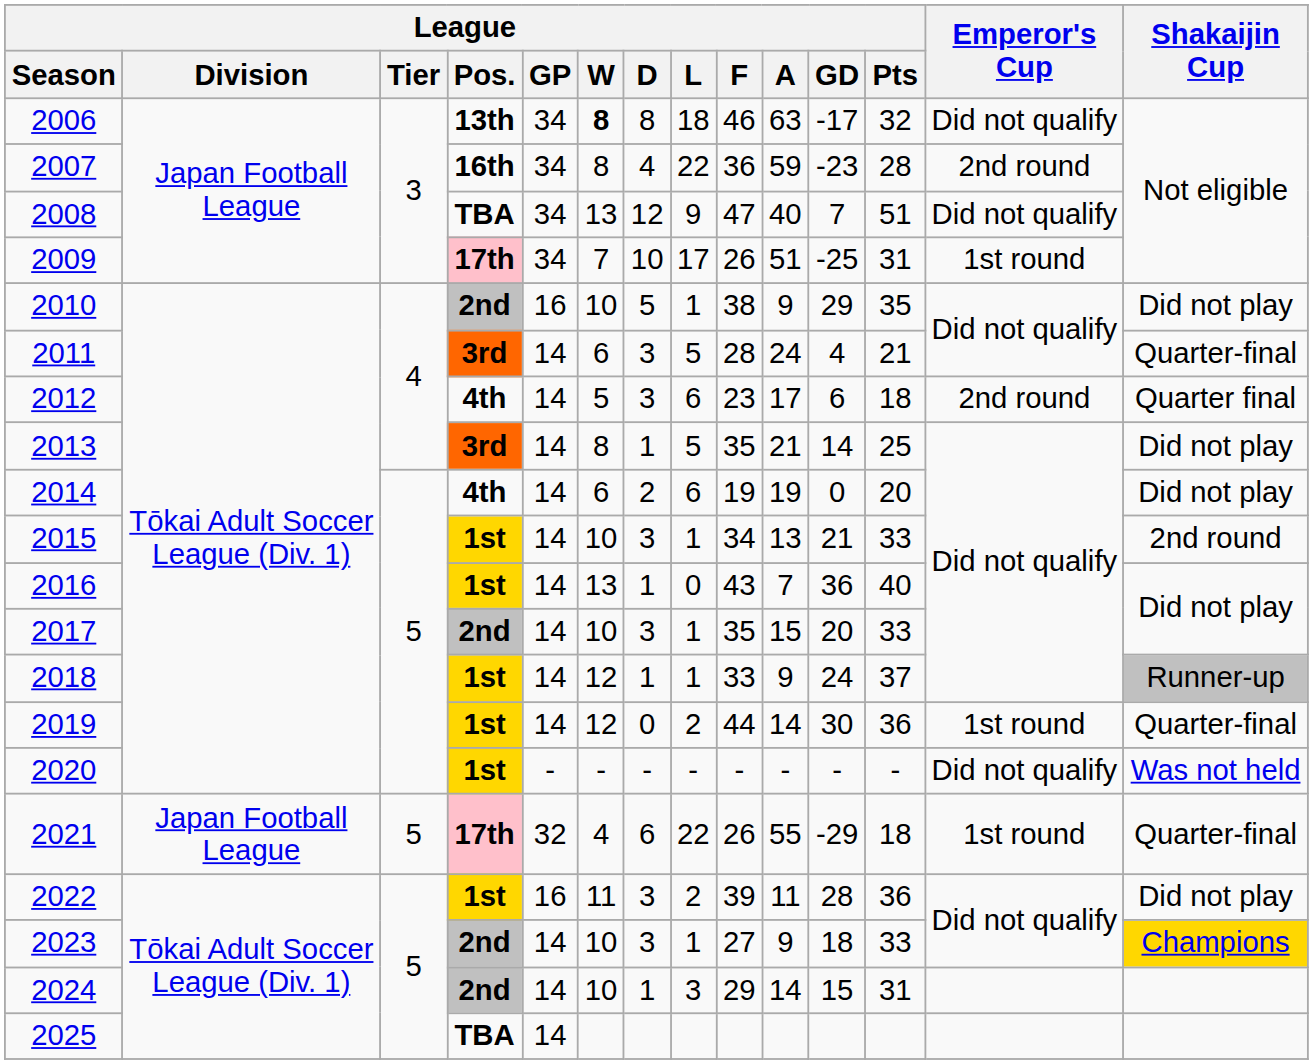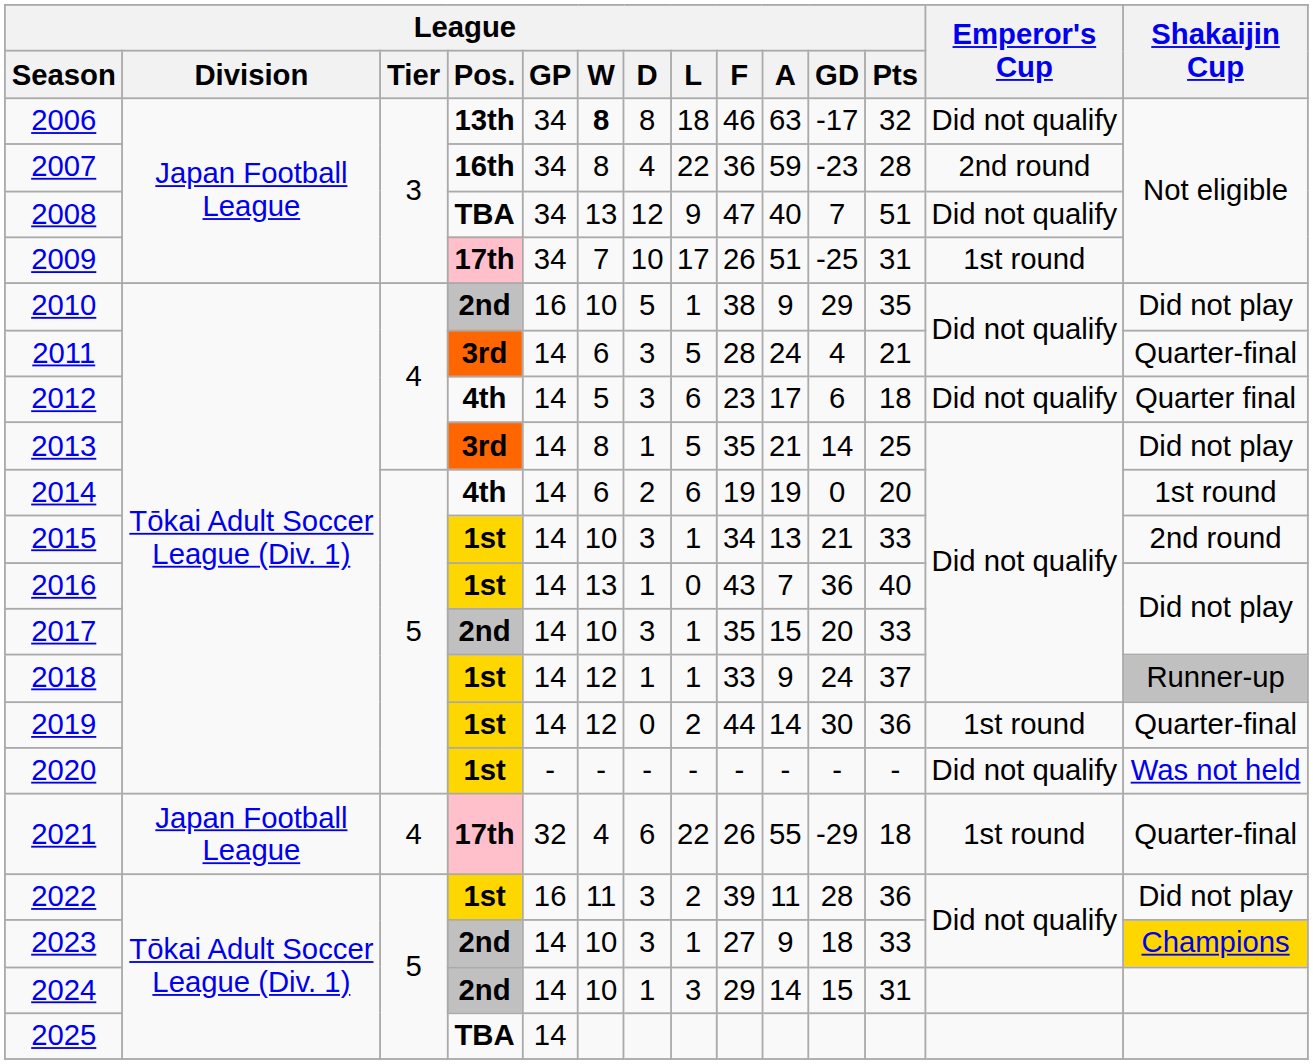(1024, 399) 2nd round -> (1024, 399) Did not qualify
(1216, 492) Did not play -> (1216, 492) 1st round
(414, 833) 5 -> (414, 833) 4
